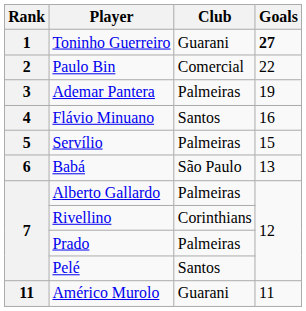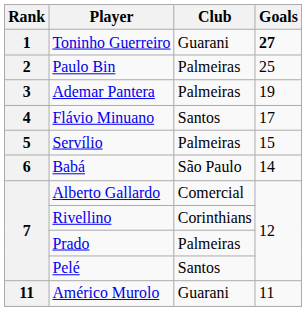(211, 67) Comercial -> (209, 67) Palmeiras
(267, 67) 22 -> (267, 67) 25
(267, 117) 16 -> (267, 117) 17
(267, 167) 13 -> (267, 167) 14
(209, 192) Palmeiras -> (211, 192) Comercial
